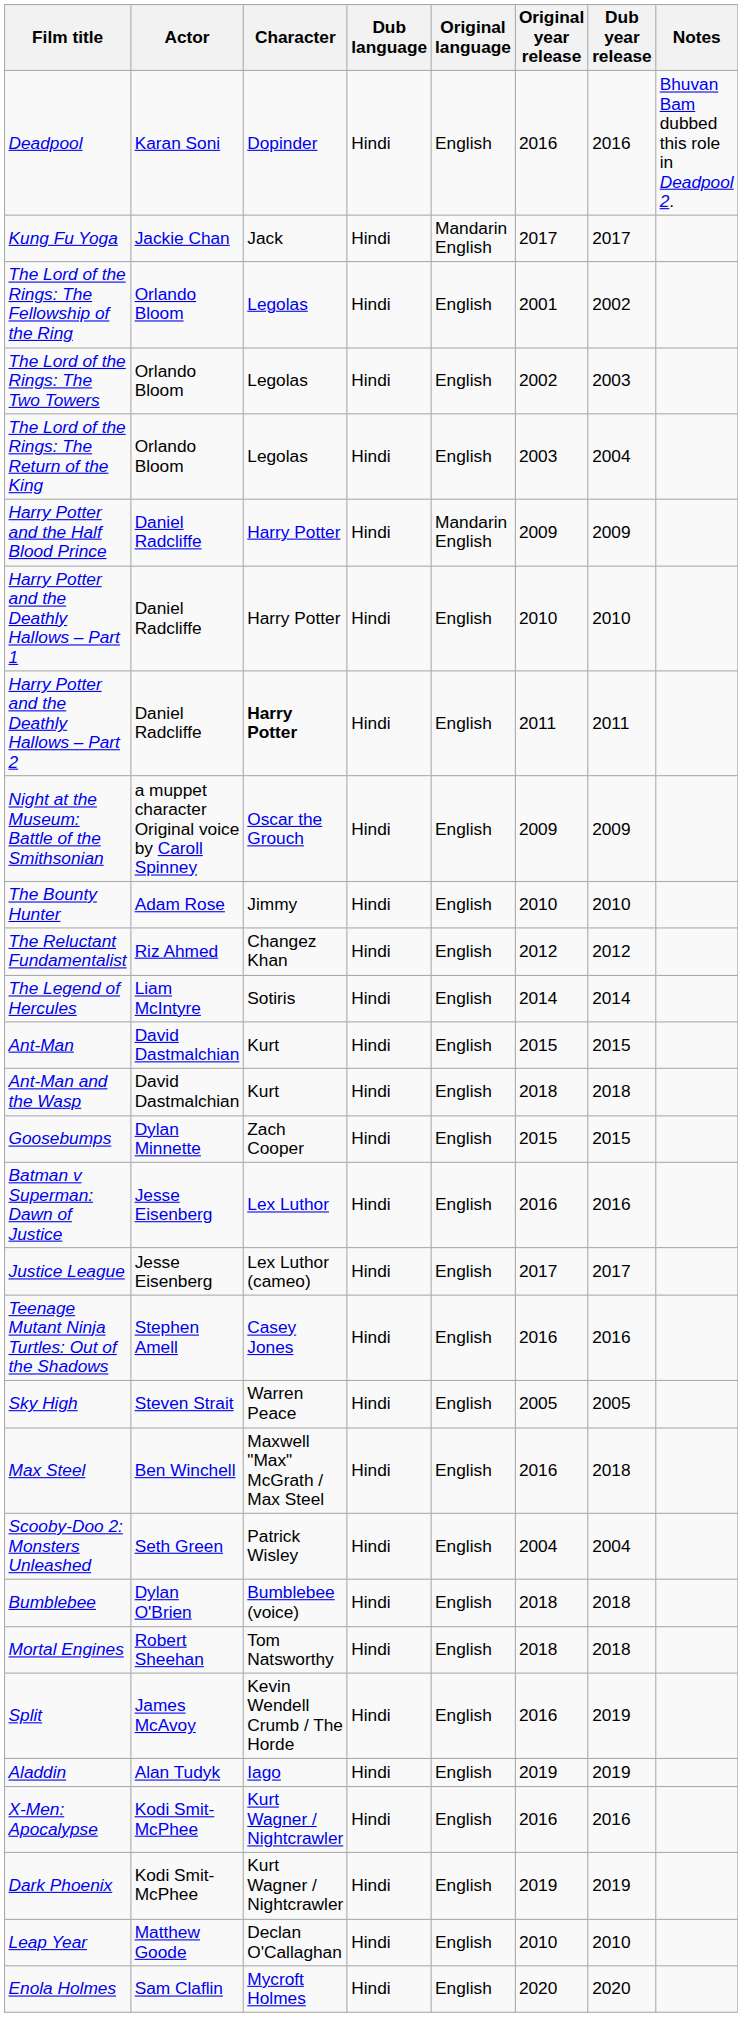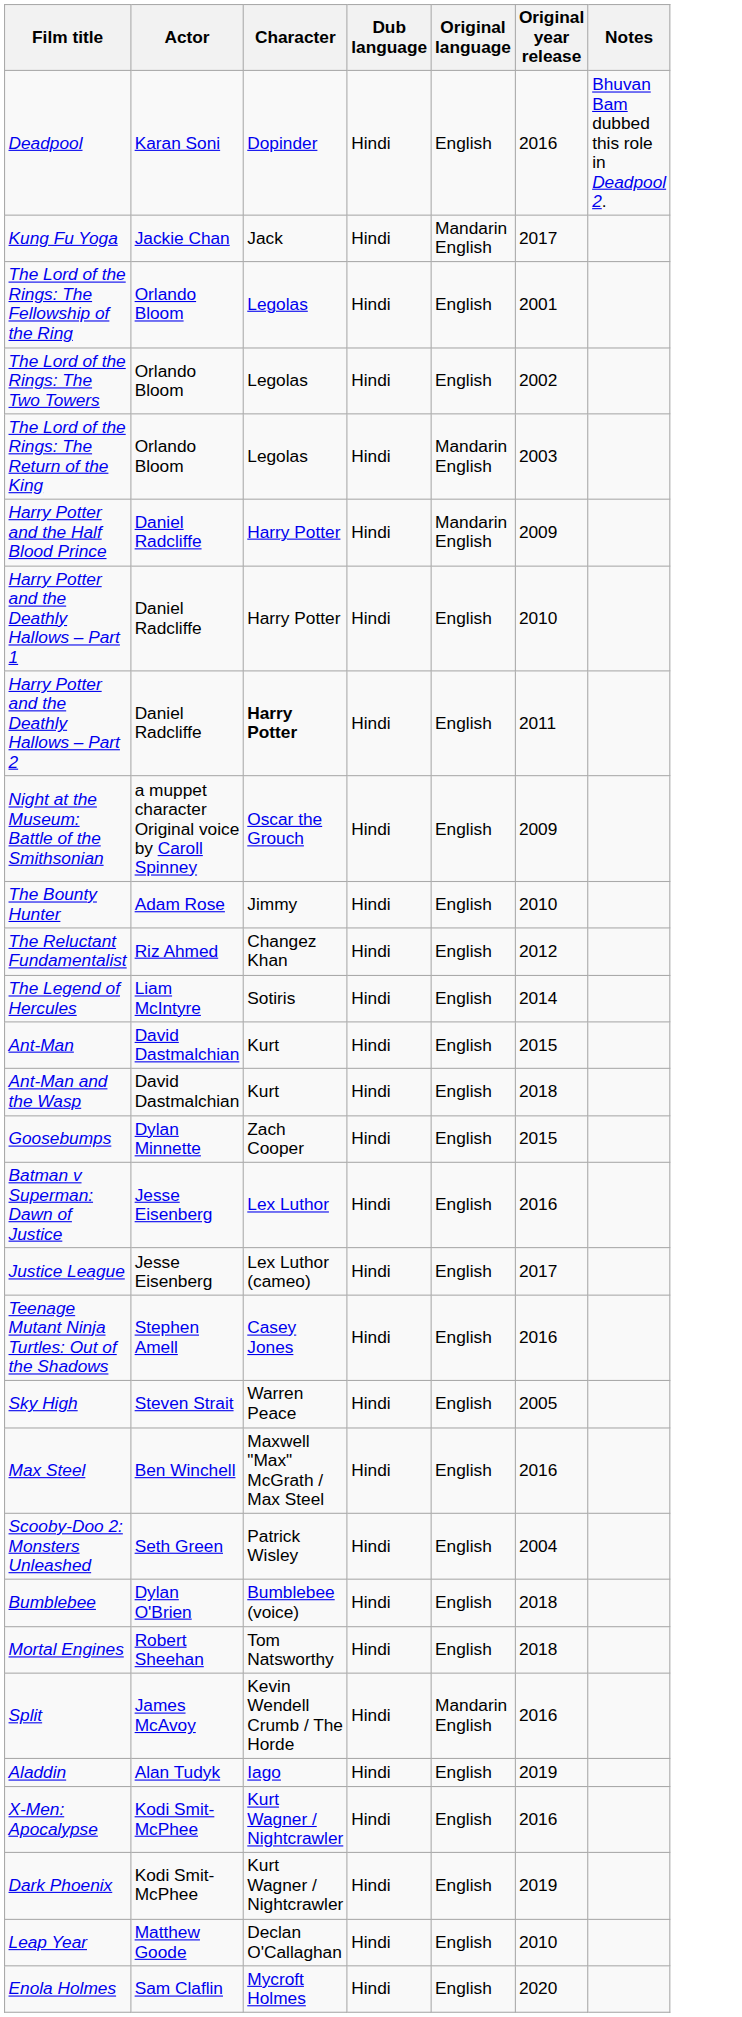- column: (622, 37)
(463, 456) English -> (471, 456) Mandarin English
(463, 1715) English -> (471, 1715) Mandarin English
